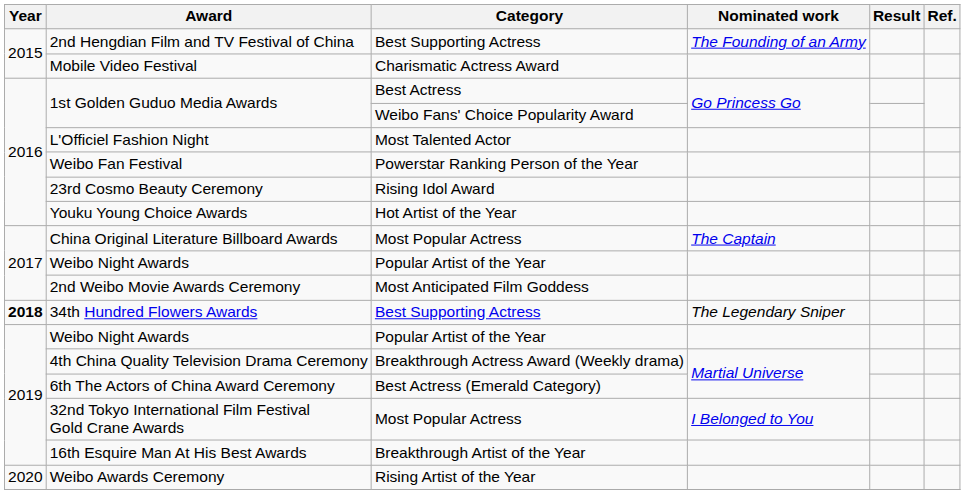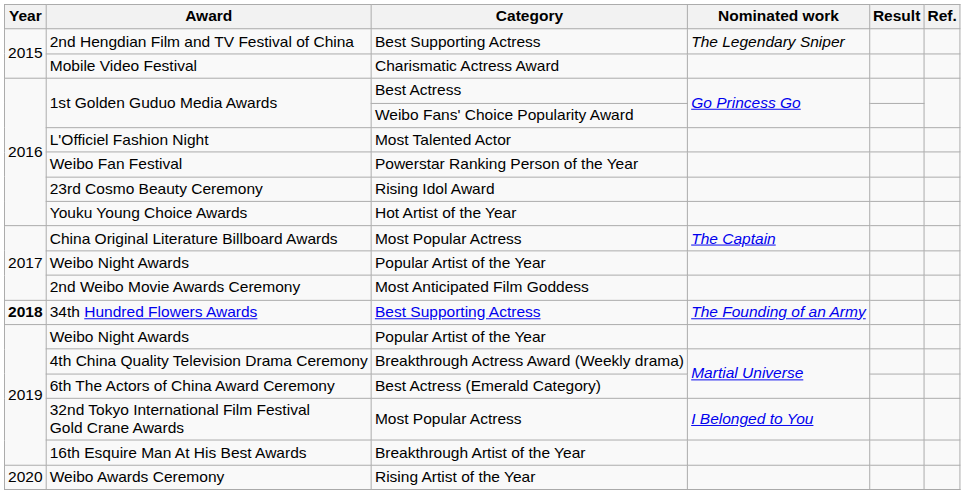(778, 41) The Founding of an Army -> (768, 41) The Legendary Sniper
(768, 312) The Legendary Sniper -> (778, 312) The Founding of an Army
